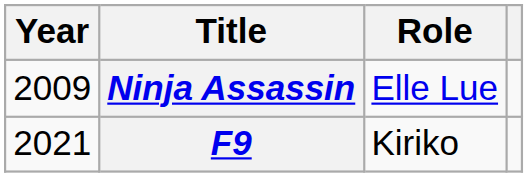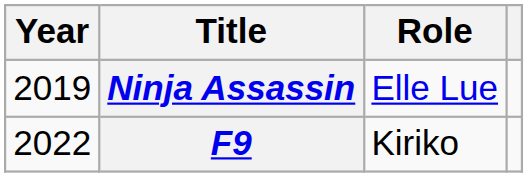(52, 87) 2009 -> (52, 87) 2019
(52, 143) 2021 -> (52, 143) 2022
